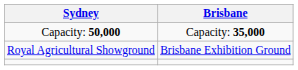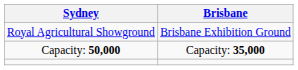rows swapped: (81, 50) <-> (81, 31)
